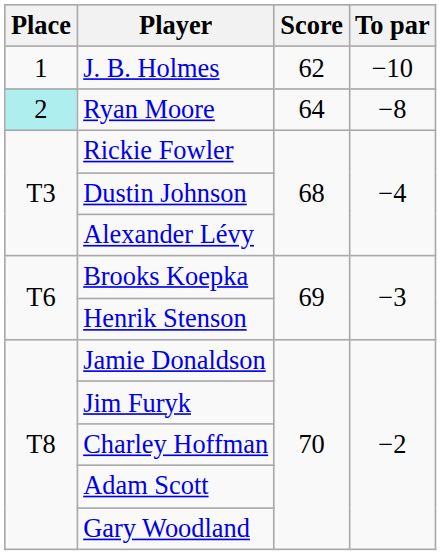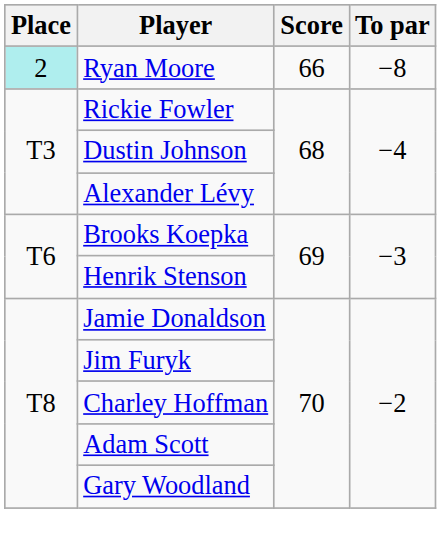- row: (151, 67)
(312, 109) 64 -> (312, 67) 66
